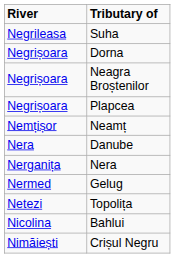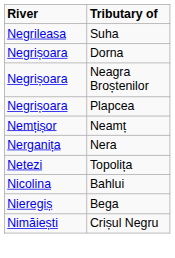- row: (111, 145)
- row: (106, 184)
+ row: (104, 203)
